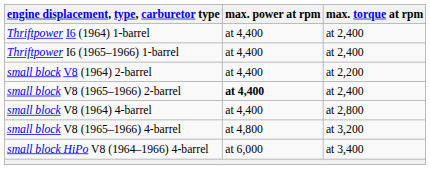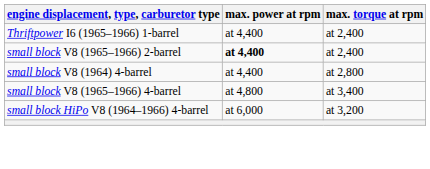- row: (78, 33)
- row: (79, 72)
(345, 130) at 3,200 -> (345, 91) at 3,400
(345, 149) at 3,400 -> (345, 110) at 3,200
